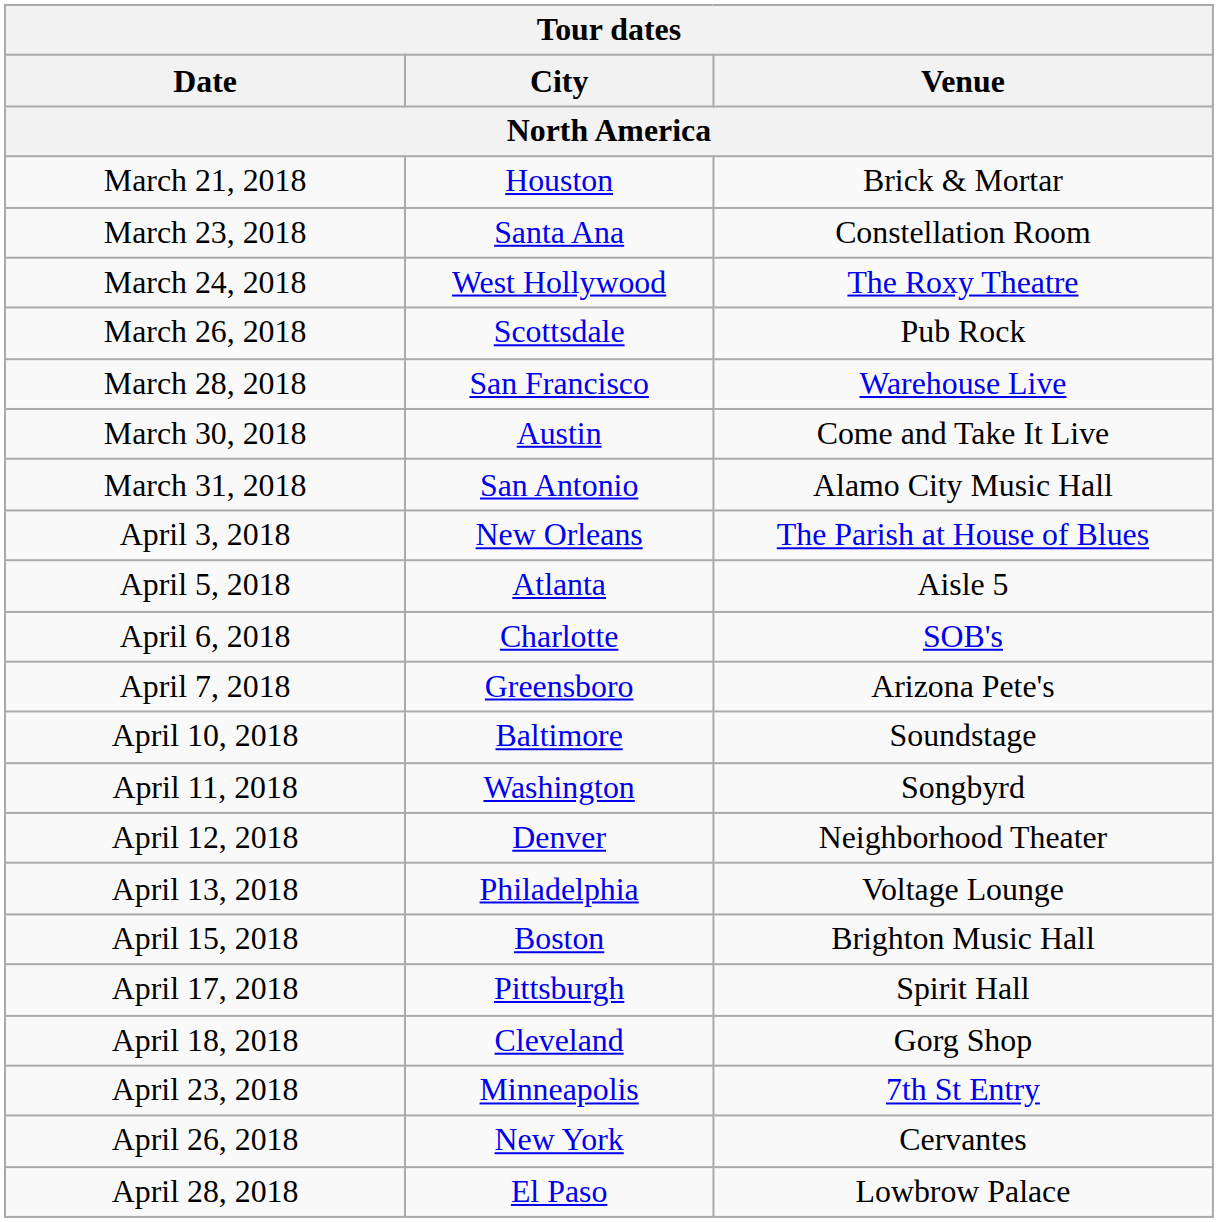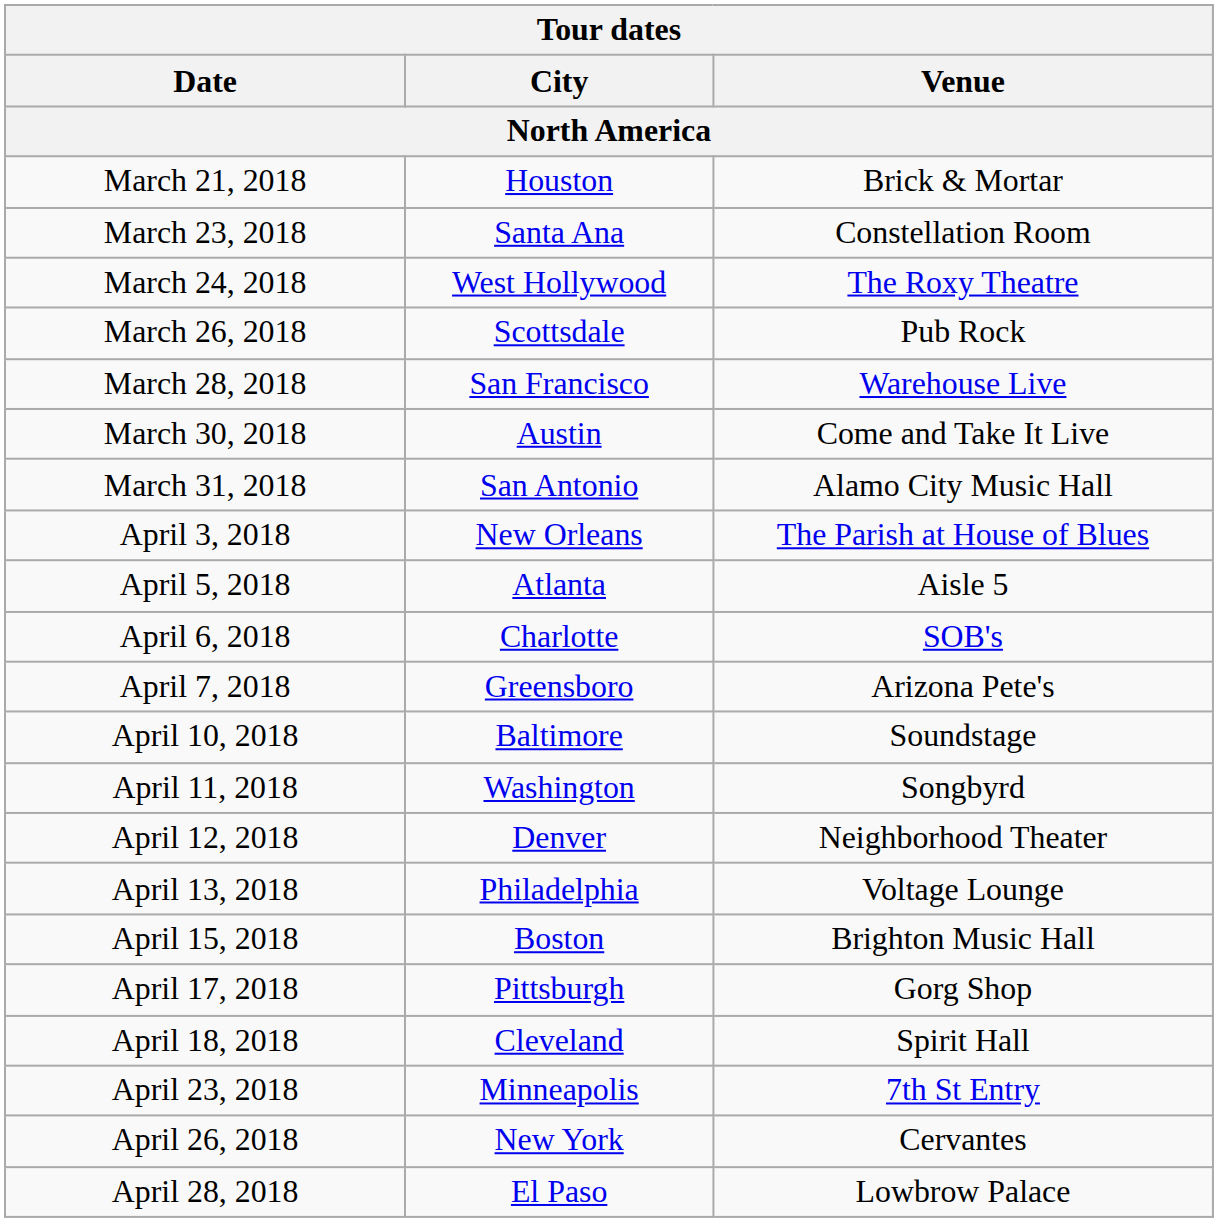(963, 989) Spirit Hall -> (963, 989) Gorg Shop
(963, 1039) Gorg Shop -> (963, 1039) Spirit Hall
